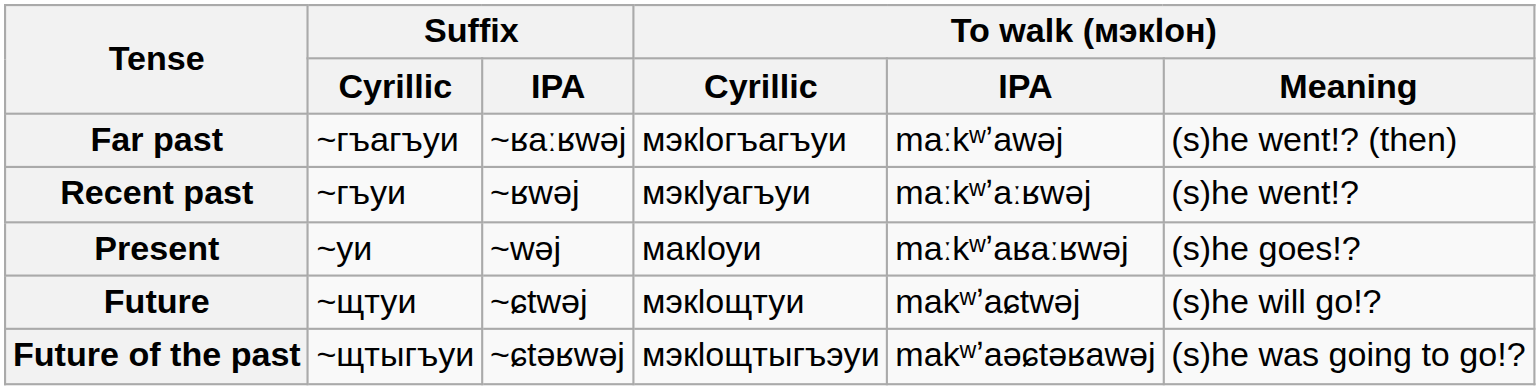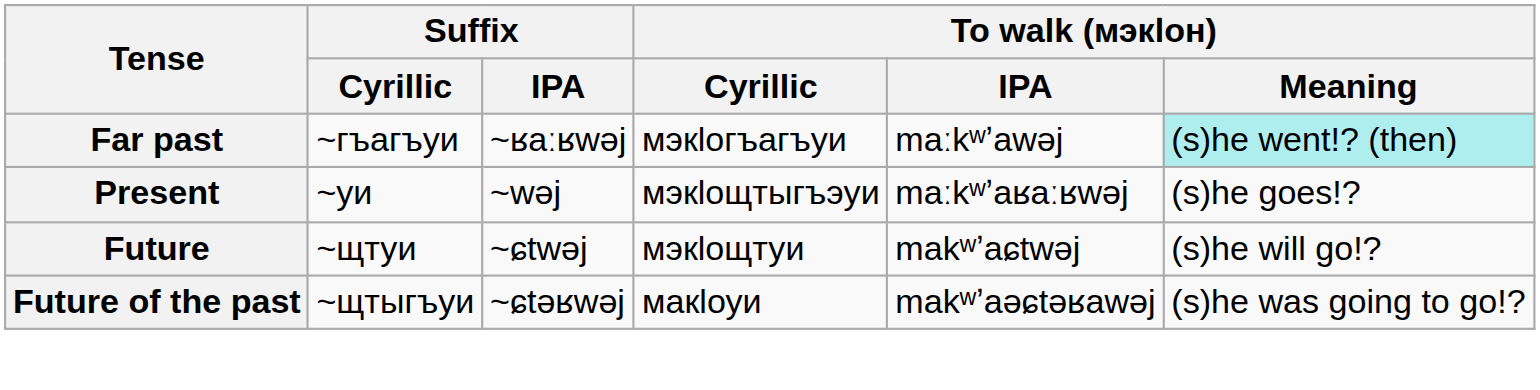(1314, 139) no background -> (1314, 139) paleturquoise background
- row: (157, 193)
(702, 247) макӏоуи -> (761, 193) мэкӏощтыгъэуи
(761, 355) мэкӏощтыгъэуи -> (702, 301) макӏоуи
